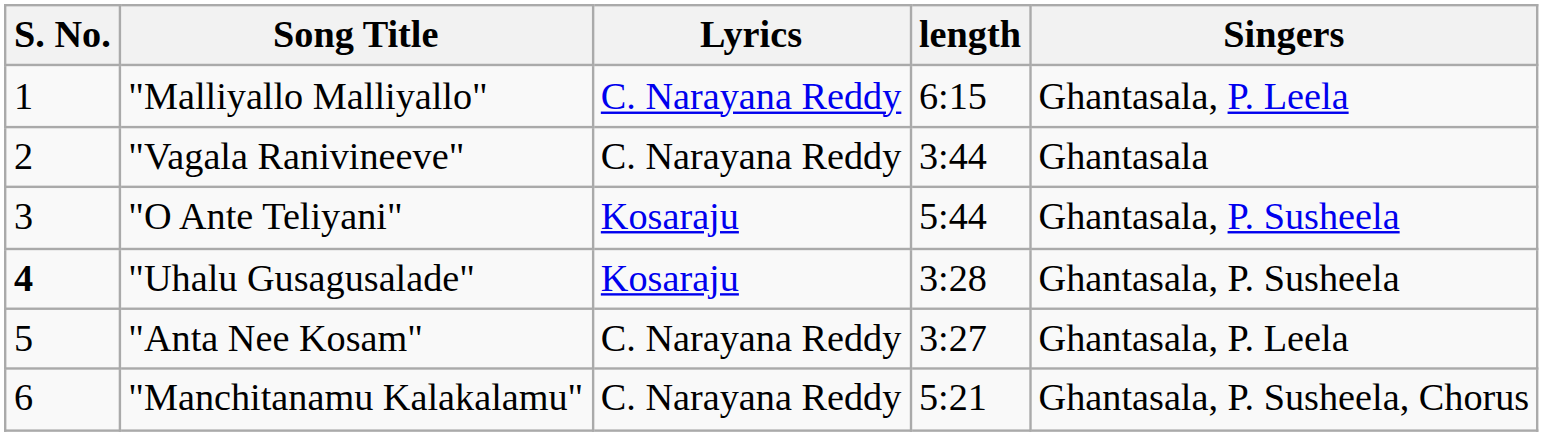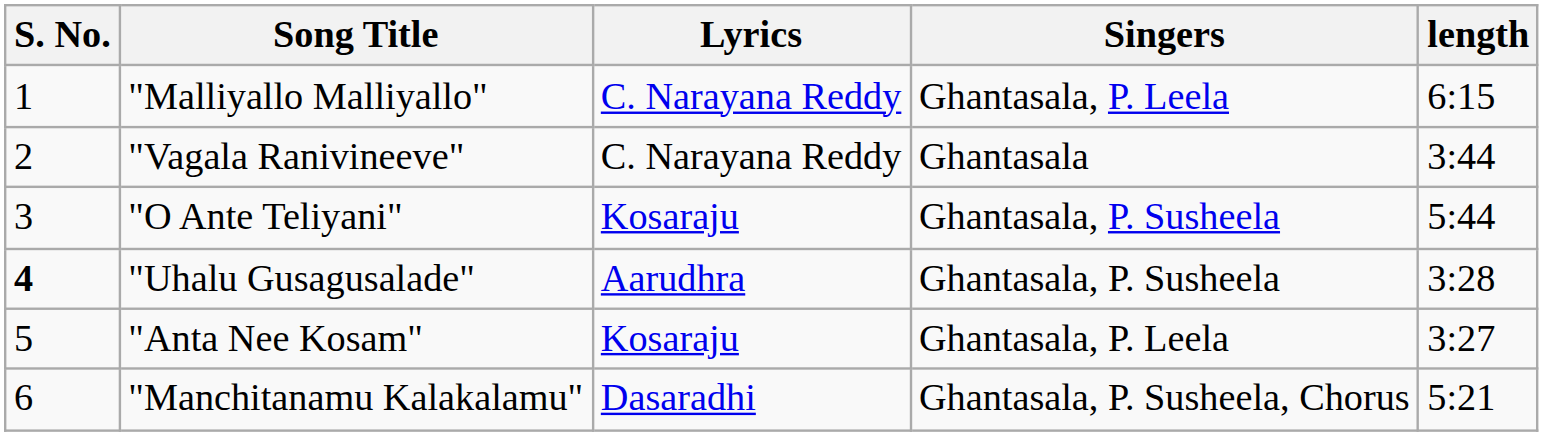columns swapped: (1284, 34) <-> (970, 34)
(670, 277) Kosaraju -> (673, 277) Aarudhra
(751, 338) C. Narayana Reddy -> (670, 338) Kosaraju
(751, 398) C. Narayana Reddy -> (678, 398) Dasaradhi
